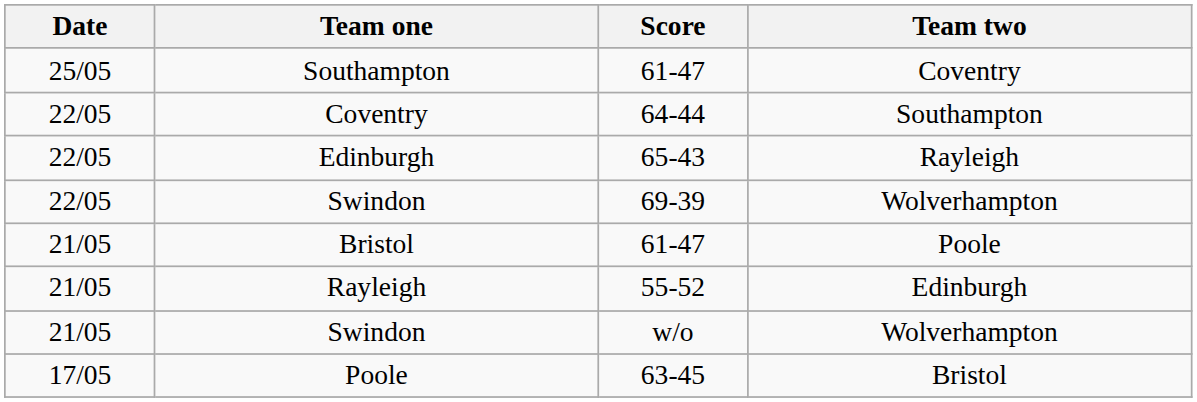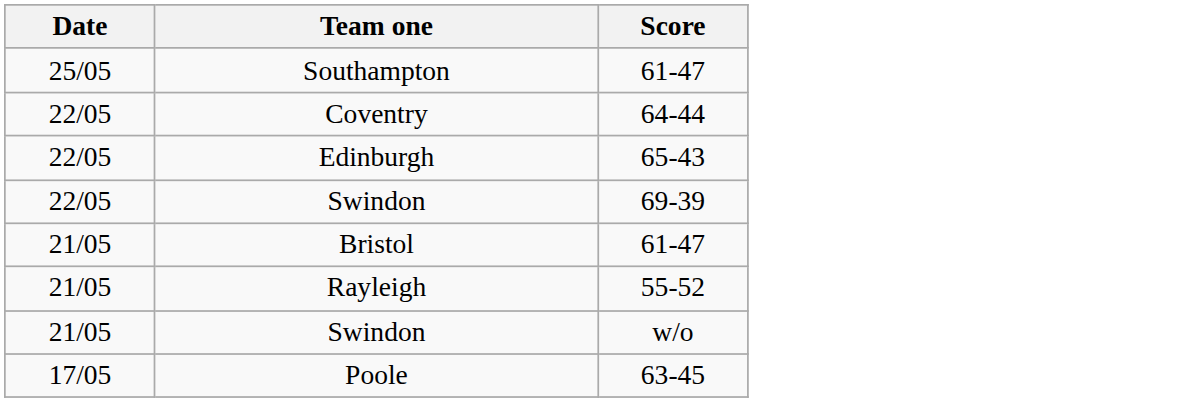- column: (969, 26)
